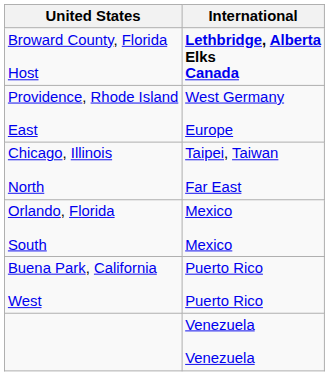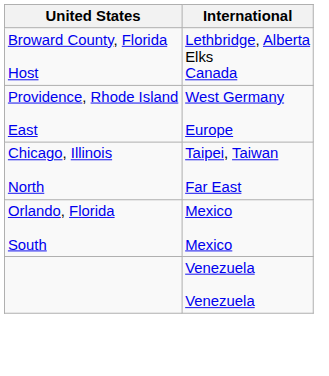(253, 56) bold -> (248, 56) normal
- row: (82, 284)
